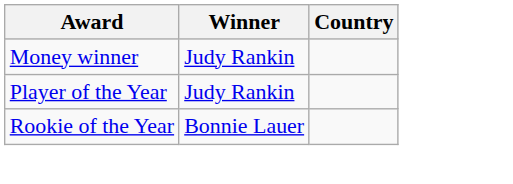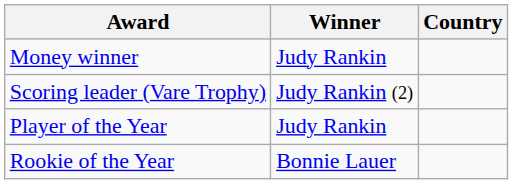+ row: (138, 91)
